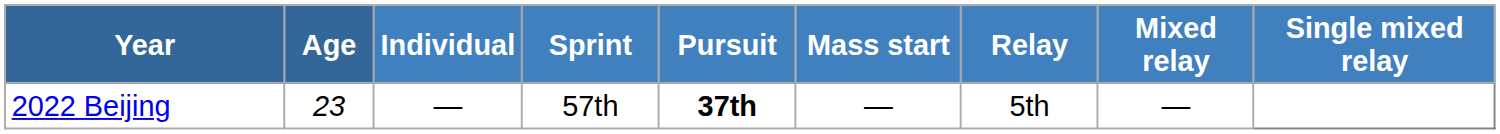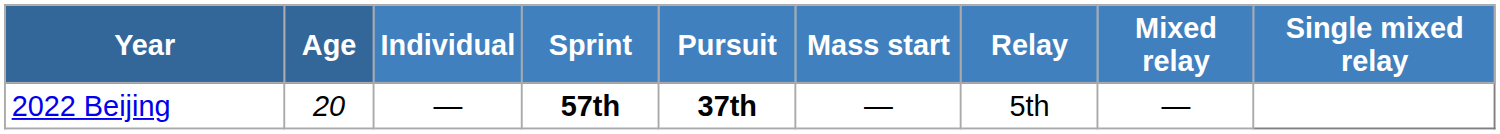(329, 106) 23 -> (329, 106) 20
(590, 106) normal -> (590, 106) bold
